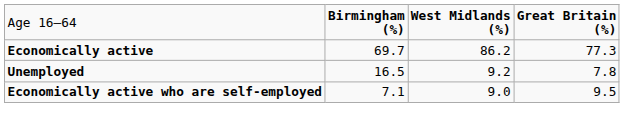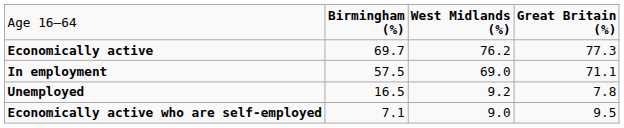(495, 50) 86.2 -> (495, 50) 76.2
+ row: (57, 71)
